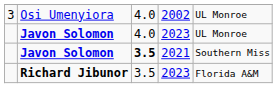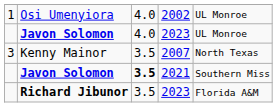(11, 14) 3 -> (11, 14) 1
+ row: (63, 53)
